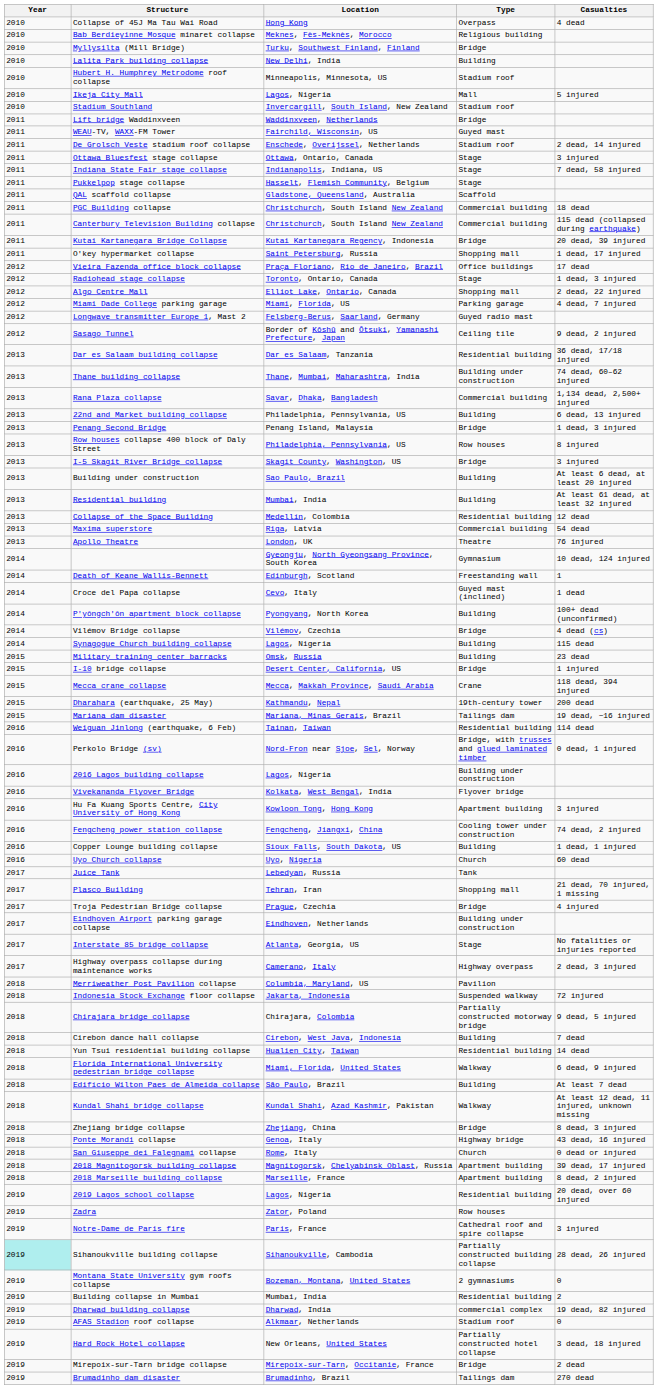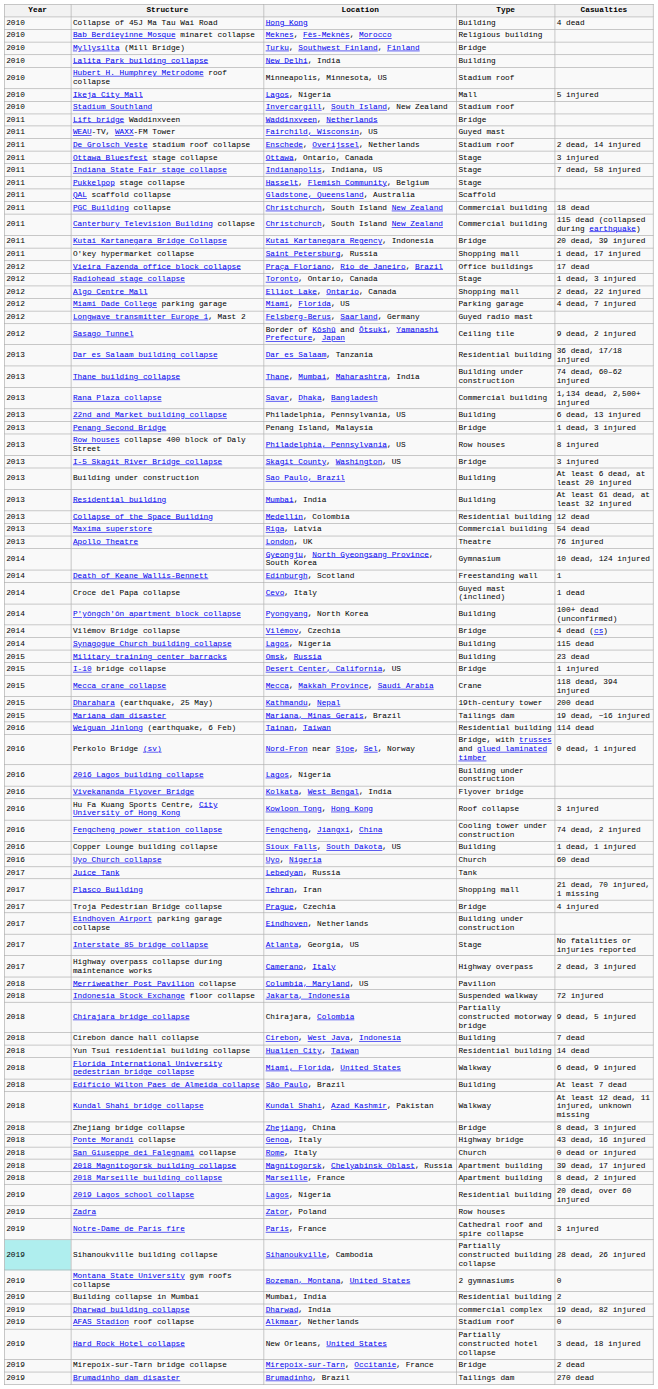(477, 23) Overpass -> (477, 23) Building
(500, 810) Apartment building -> (489, 810) Roof collapse
